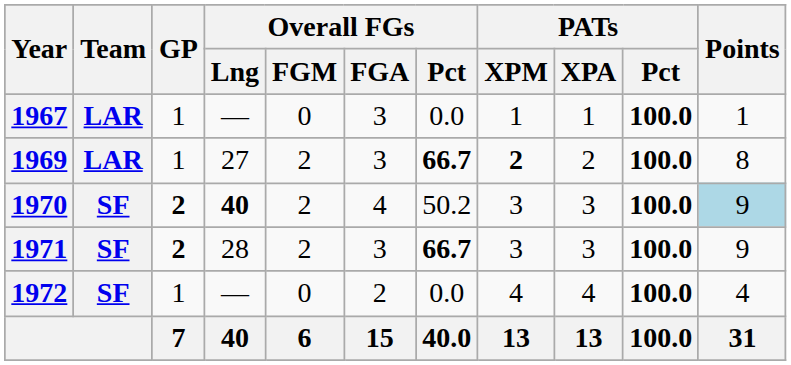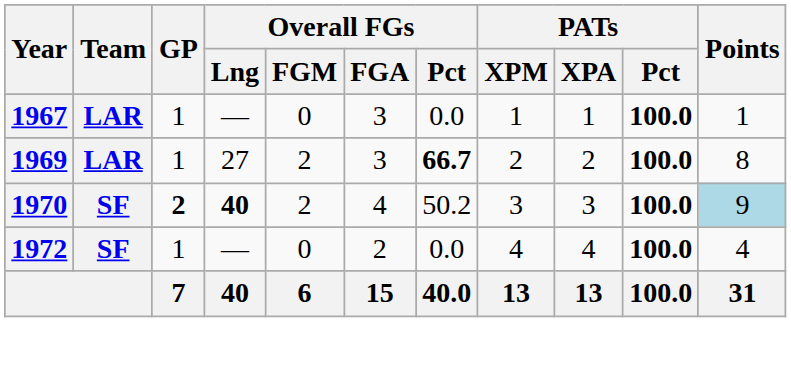(516, 159) bold -> (516, 159) normal
- row: (39, 248)
